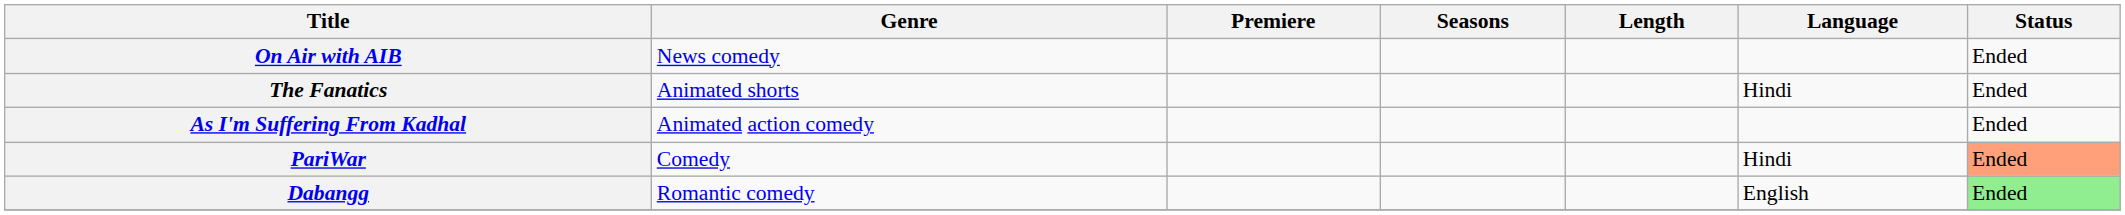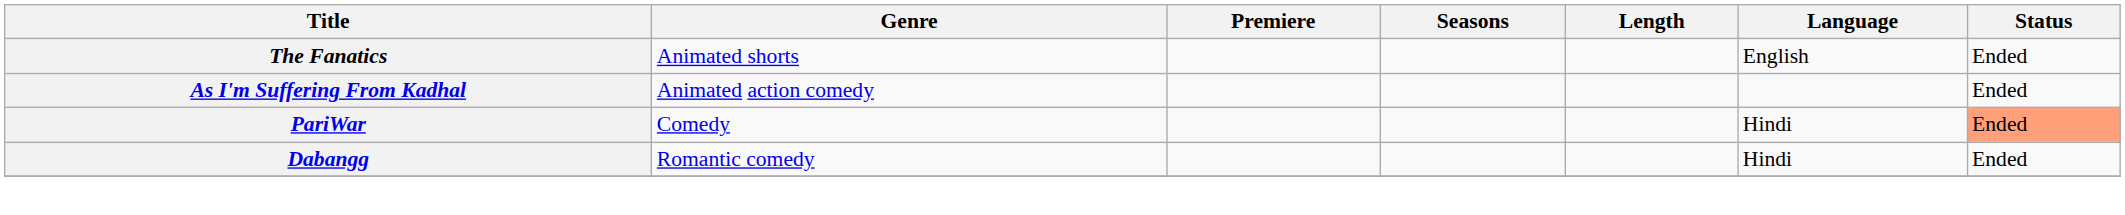- row: (328, 55)
(1767, 90) Hindi -> (1776, 55) English
(1776, 192) English -> (1767, 158) Hindi
(2000, 192) lightgreen background -> (2000, 158) no background
